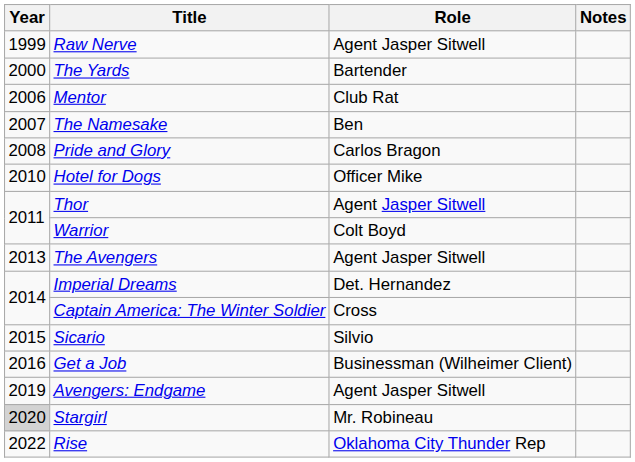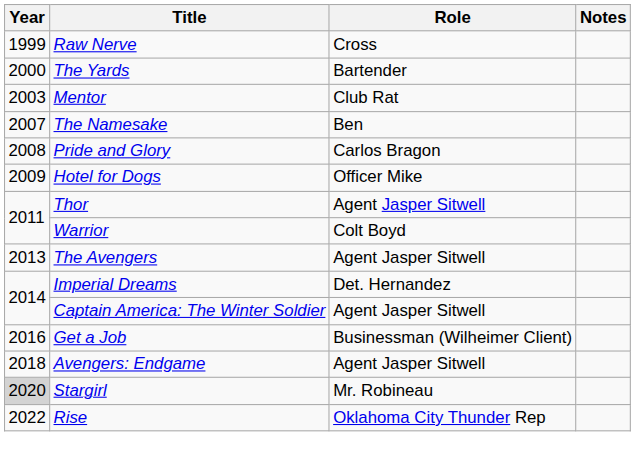(409, 44) Agent Jasper Sitwell -> (355, 44) Cross
(27, 97) 2006 -> (27, 97) 2003
(27, 177) 2010 -> (27, 177) 2009
(355, 310) Cross -> (409, 310) Agent Jasper Sitwell
- row: (79, 337)
(27, 390) 2019 -> (27, 364) 2018
